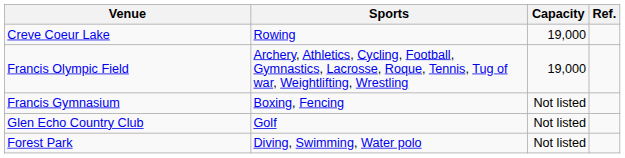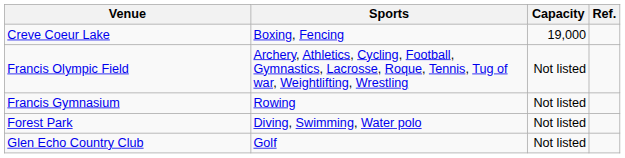(275, 34) Rowing -> (299, 34) Boxing, Fencing
(567, 68) 19,000 -> (560, 68) Not listed
(299, 103) Boxing, Fencing -> (275, 103) Rowing
rows swapped: (40, 143) <-> (75, 123)
